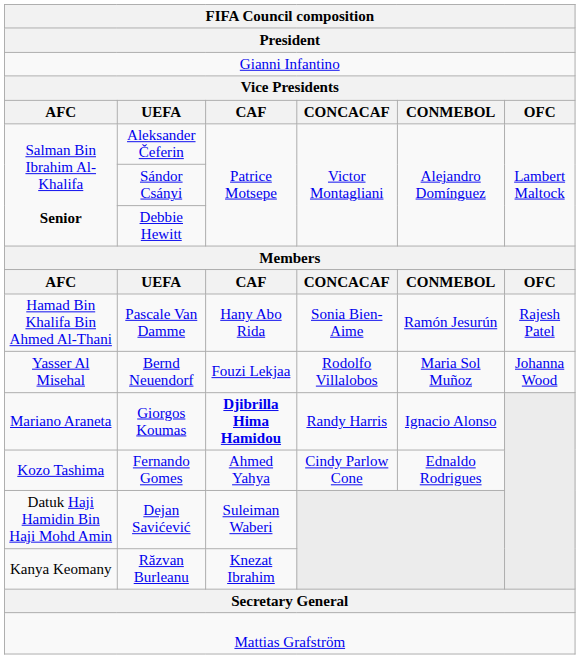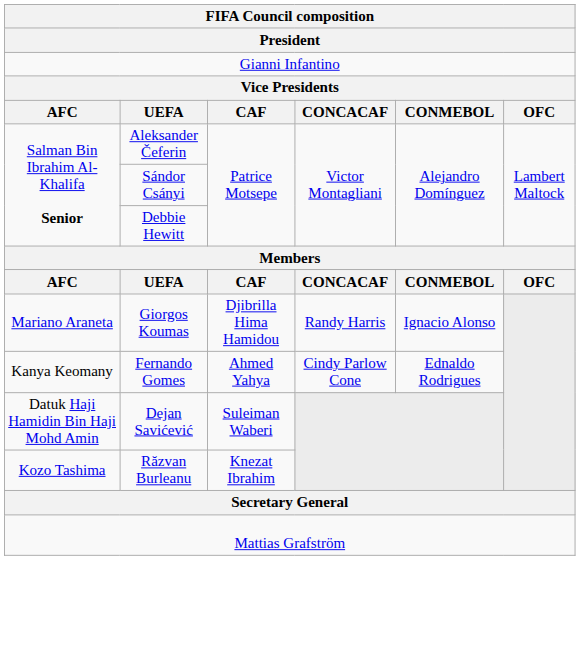- row: (161, 322)
- row: (161, 371)
(251, 421) bold -> (251, 322) normal
(61, 470) Kozo Tashima -> (62, 371) Kanya Keomany
(61, 568) Kanya Keomany -> (62, 470) Kozo Tashima
